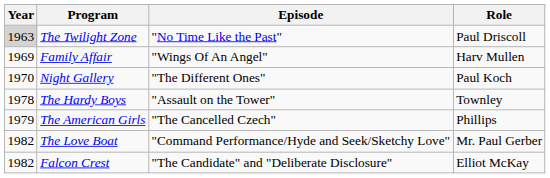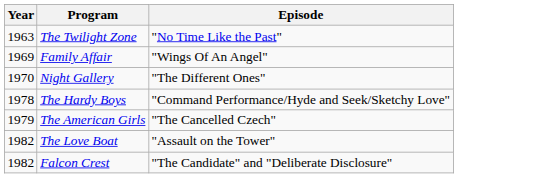- column: (499, 15)
(21, 36) lightgrey background -> (21, 36) no background
(213, 99) "Assault on the Tower" -> (301, 99) "Command Performance/Hyde and Seek/Sketchy Love"
(301, 141) "Command Performance/Hyde and Seek/Sketchy Love" -> (213, 141) "Assault on the Tower"
